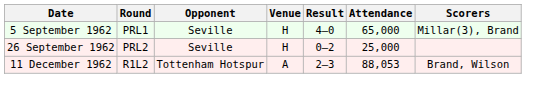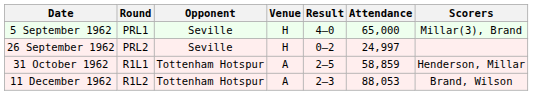(381, 47) 25,000 -> (381, 47) 24,997
+ row: (61, 64)
